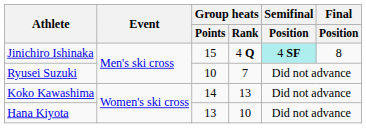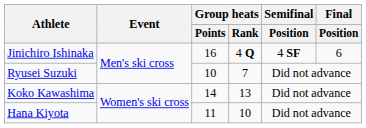(210, 53) 15 -> (210, 53) 16
(289, 53) paleturquoise background -> (289, 53) no background
(339, 53) 8 -> (339, 53) 6
(210, 113) 13 -> (210, 113) 11
